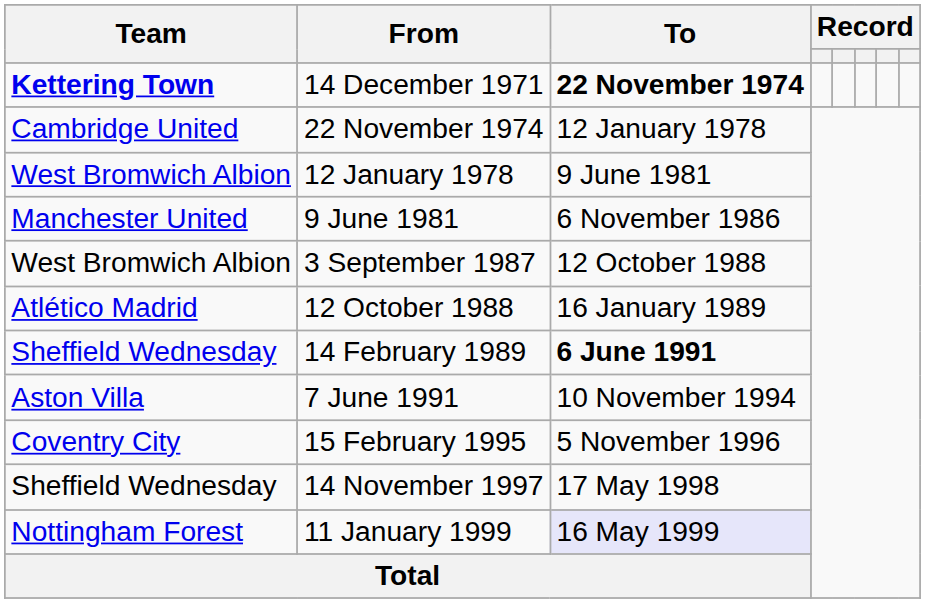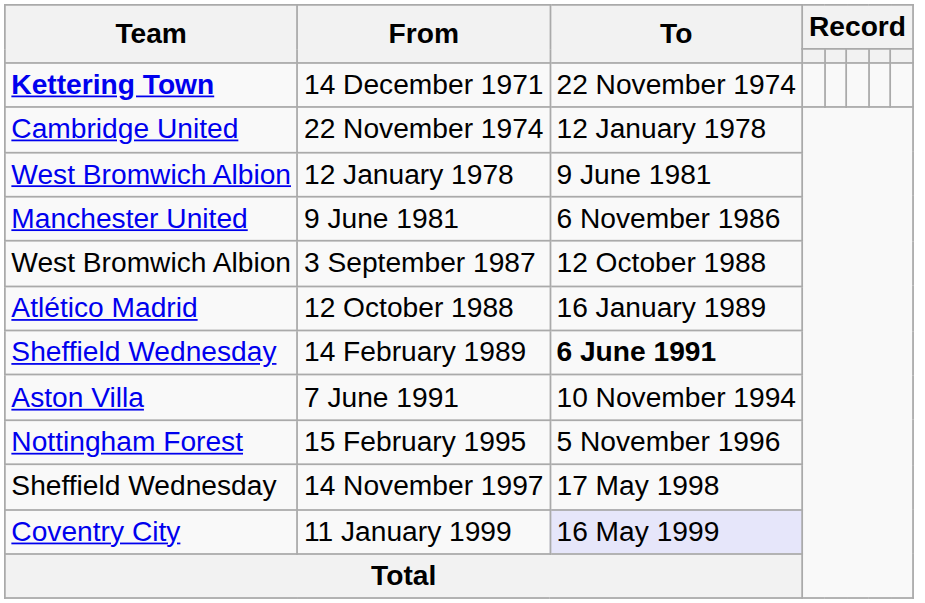(680, 84) bold -> (676, 84) normal
(96, 441) Coventry City -> (127, 441) Nottingham Forest
(127, 531) Nottingham Forest -> (96, 531) Coventry City
